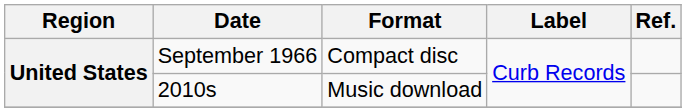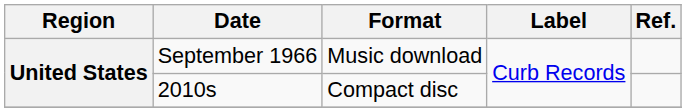(393, 55) Compact disc -> (405, 55) Music download
(405, 90) Music download -> (393, 90) Compact disc
